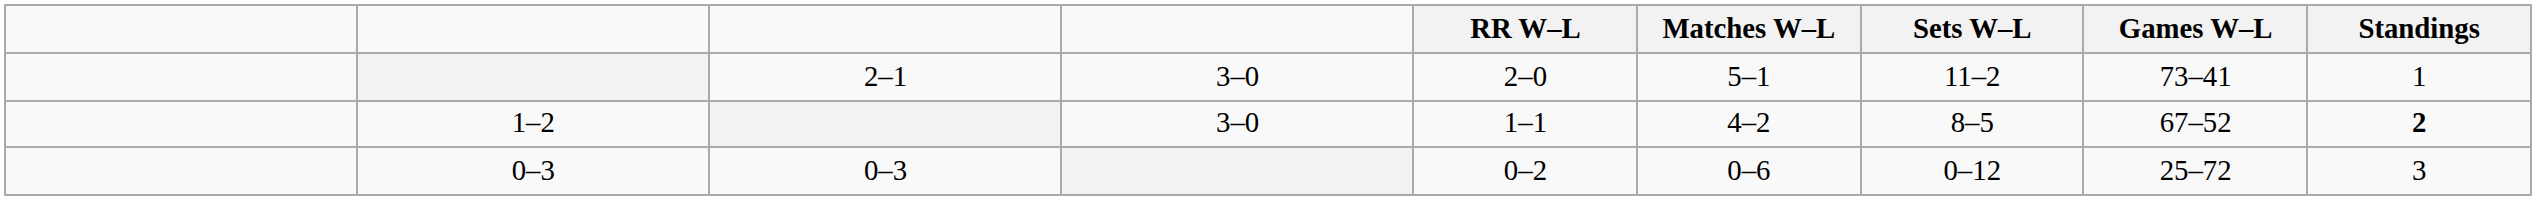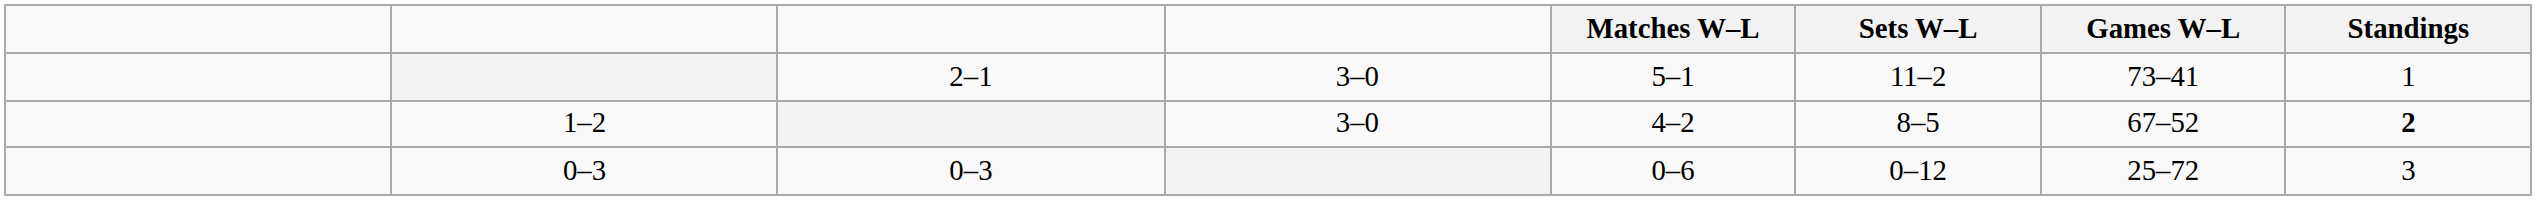- column: (1525, 28)
